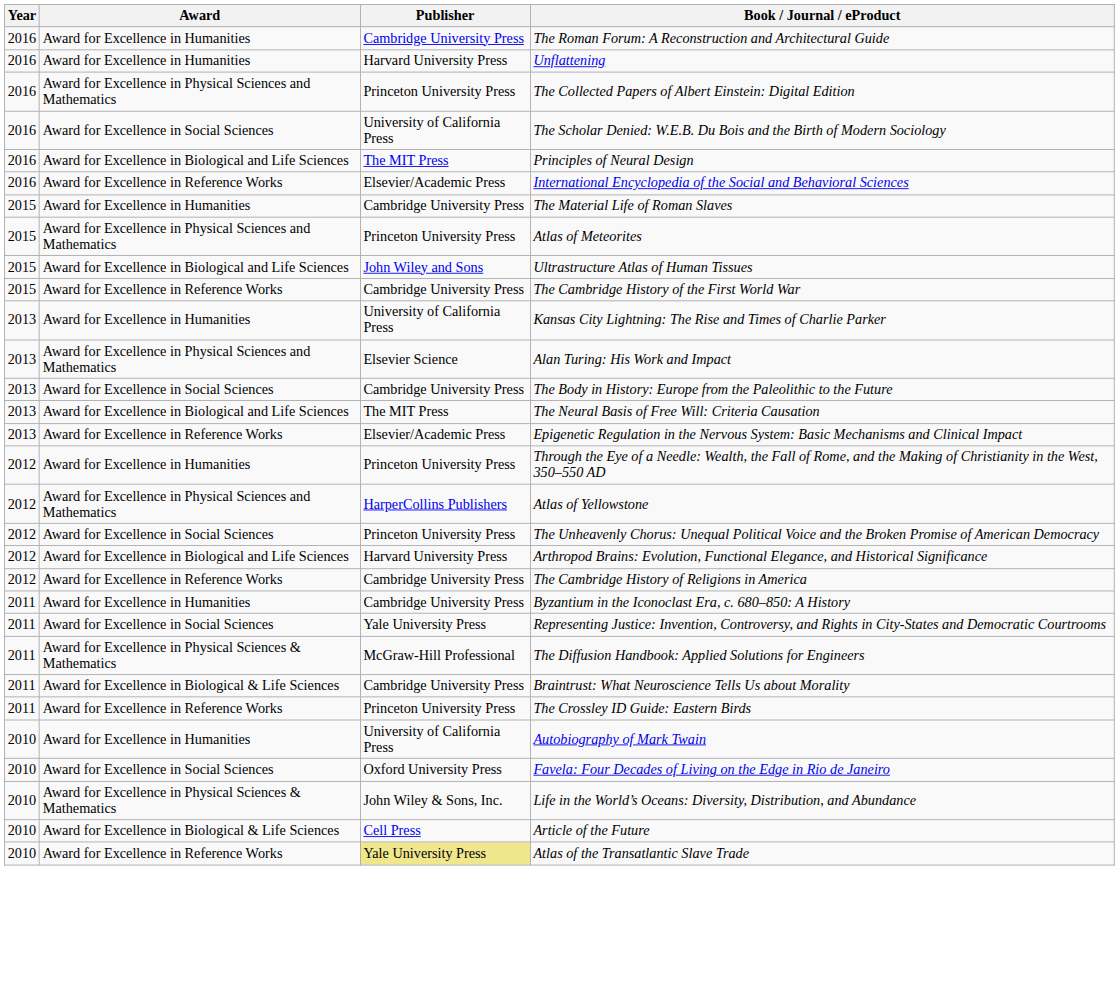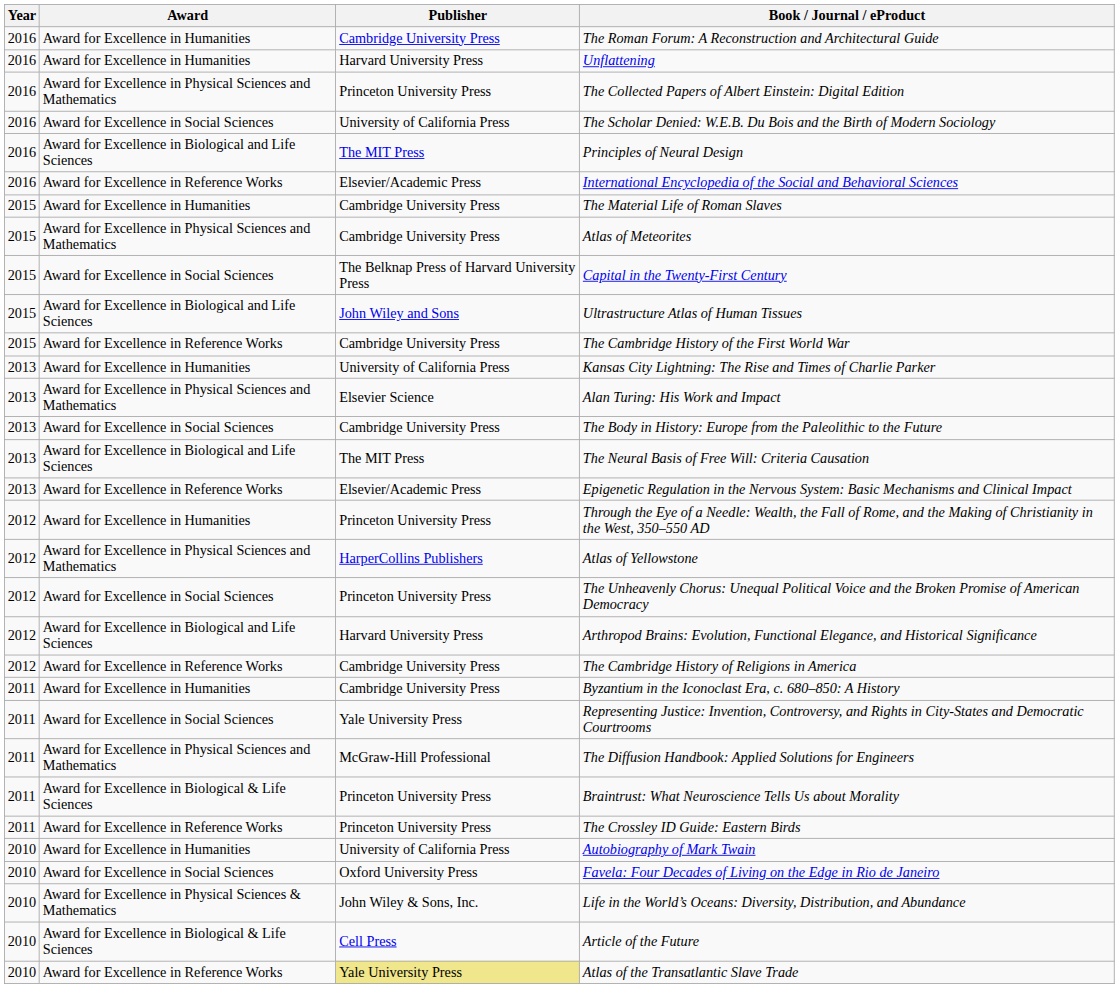(439, 236) Princeton University Press -> (419, 236) Cambridge University Press
+ row: (685, 275)
(172, 655) Award for Excellence in Physical Sciences & Mathematics -> (177, 758) Award for Excellence in Physical Sciences and Mathematics
(444, 685) Cambridge University Press -> (415, 796) Princeton University Press
